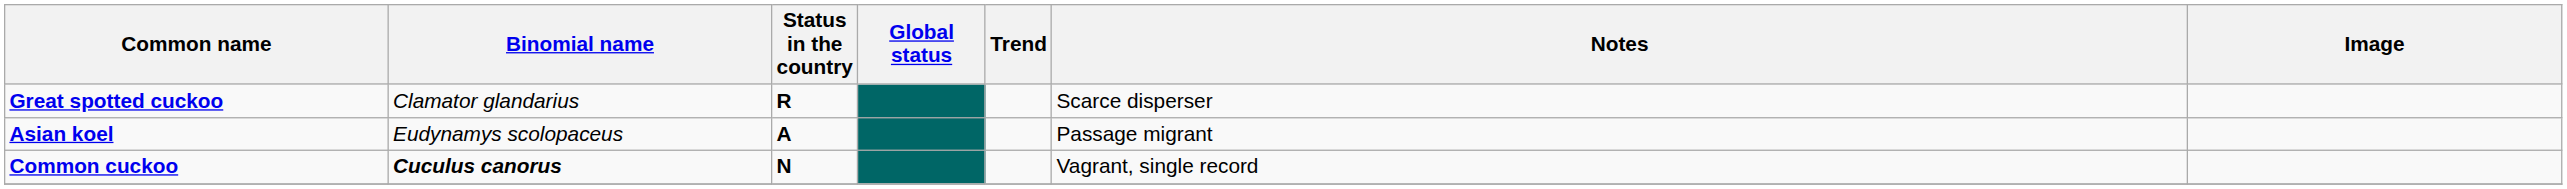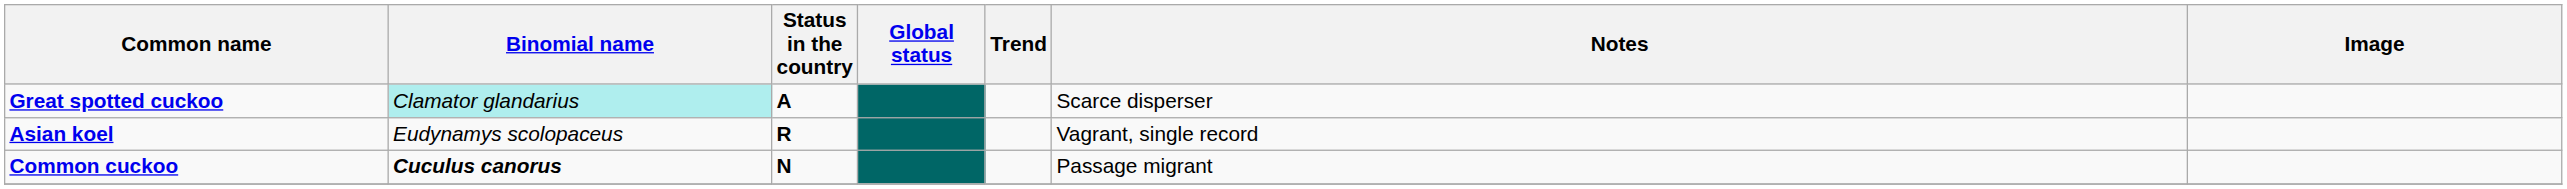(486, 100) no background -> (486, 100) paleturquoise background
(784, 100) R -> (784, 100) A
(784, 133) A -> (784, 133) R
(1135, 133) Passage migrant -> (1157, 133) Vagrant, single record
(1157, 166) Vagrant, single record -> (1135, 166) Passage migrant
